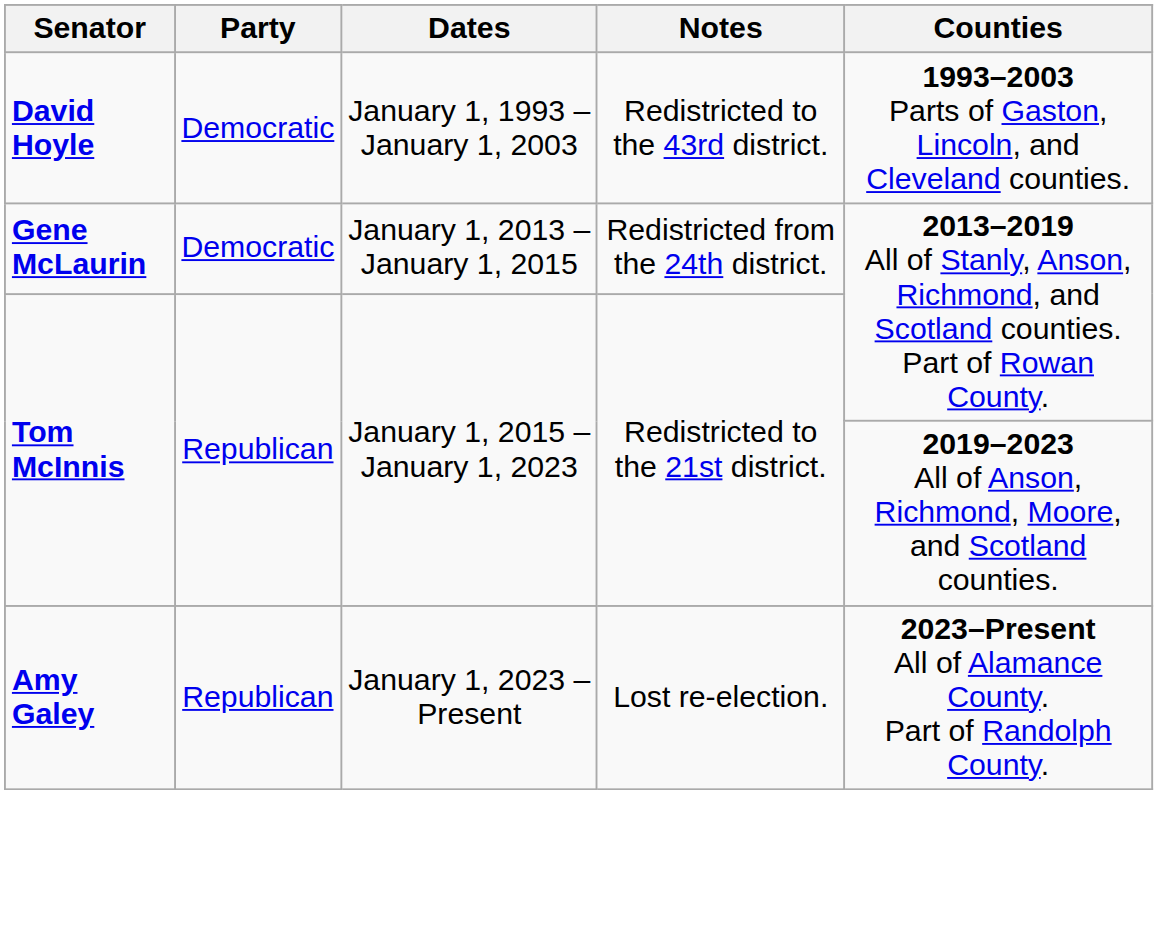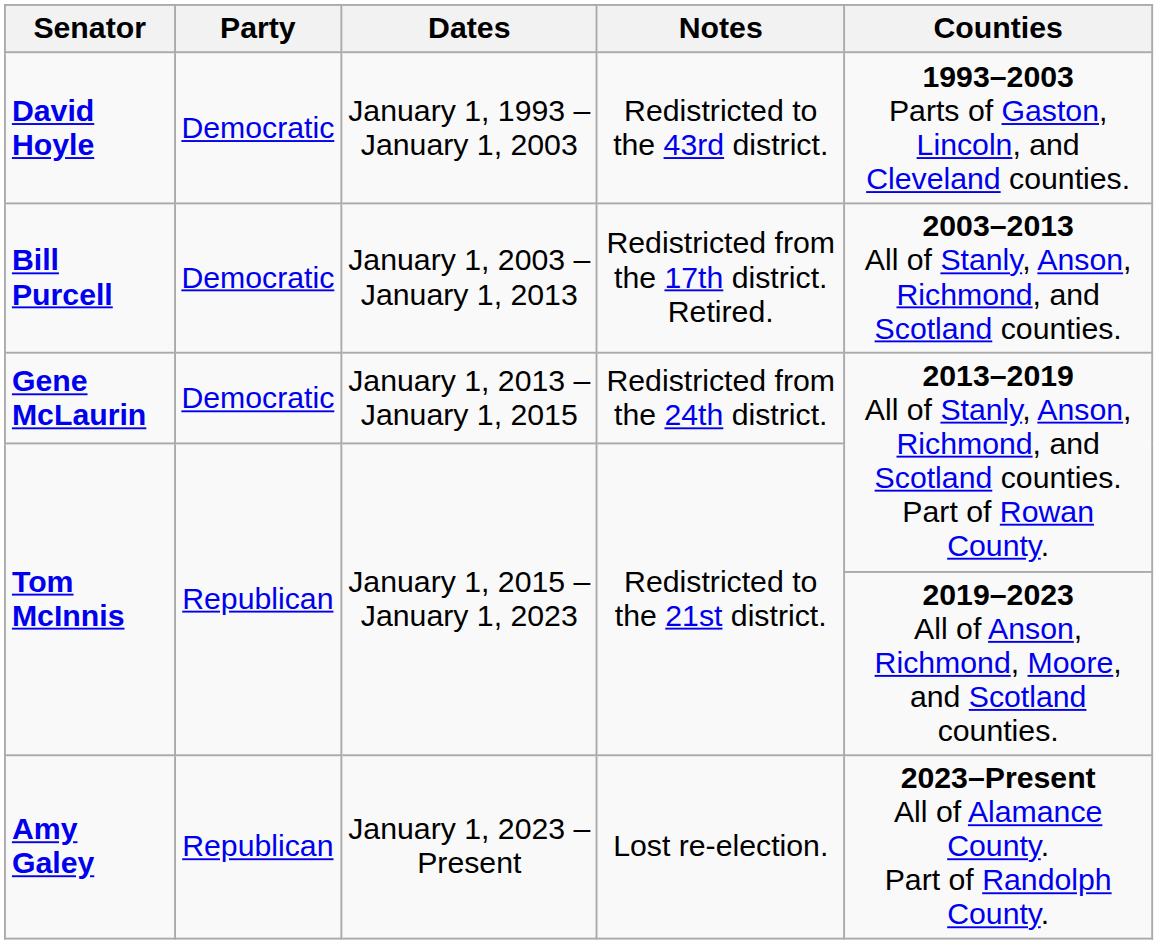+ row: (62, 277)
